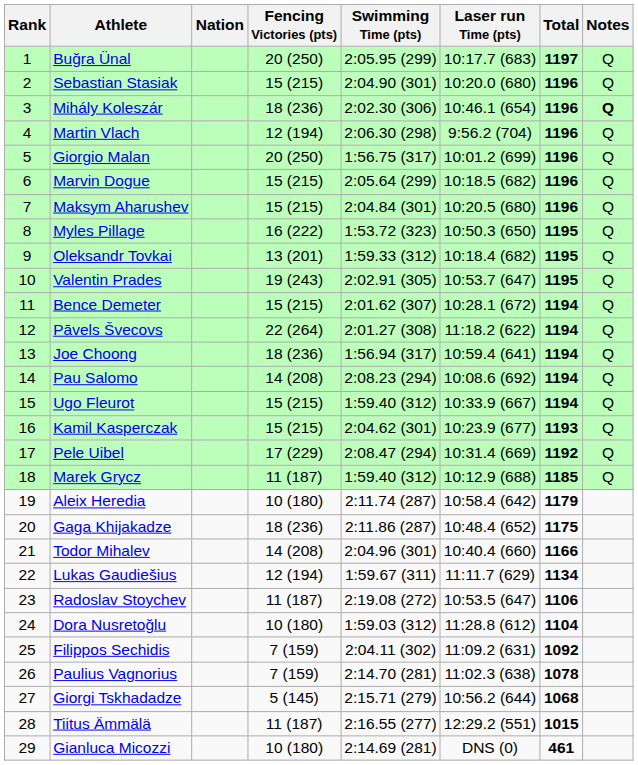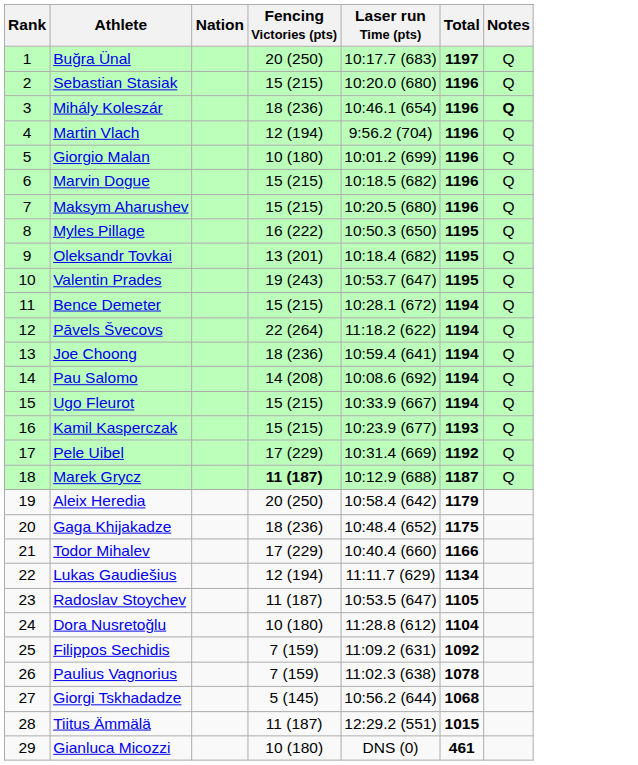- column: (390, 25)
(294, 157) 20 (250) -> (294, 157) 10 (180)
(294, 477) normal -> (294, 477) bold
(561, 477) 1185 -> (462, 477) 1187
(294, 501) 10 (180) -> (294, 501) 20 (250)
(294, 551) 14 (208) -> (294, 551) 17 (229)
(561, 600) 1106 -> (462, 600) 1105
